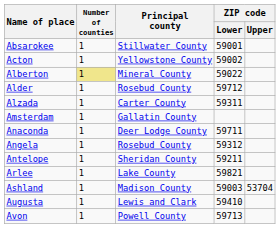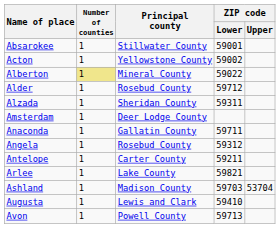(152, 103) Carter County -> (157, 103) Sheridan County
(157, 117) Gallatin County -> (162, 117) Deer Lodge County
(162, 131) Deer Lodge County -> (157, 131) Gallatin County
(157, 159) Sheridan County -> (152, 159) Carter County
(229, 188) 59003 -> (229, 188) 59703
